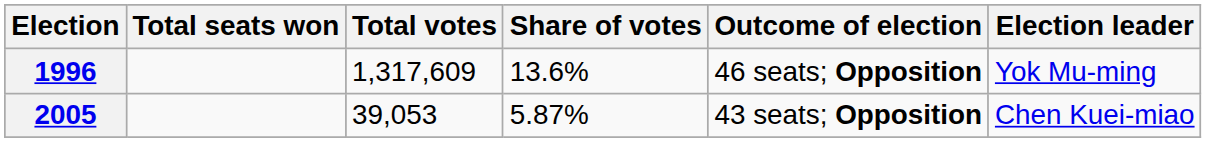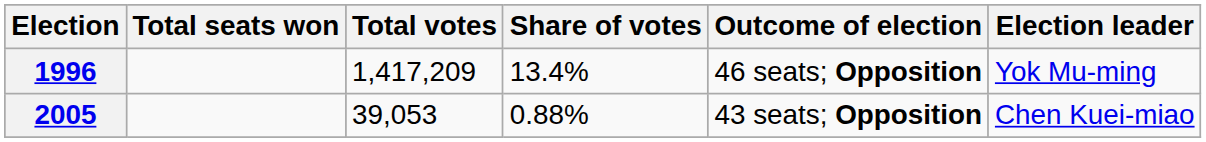(414, 70) 1,317,609 -> (414, 70) 1,417,209
(549, 70) 13.6% -> (549, 70) 13.4%
(549, 114) 5.87% -> (549, 114) 0.88%
